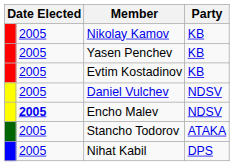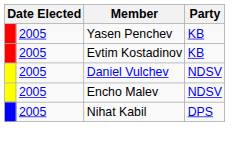- row: (128, 33)
(33, 111) bold -> (33, 92) normal
- row: (133, 131)
